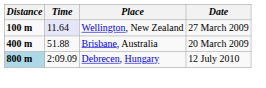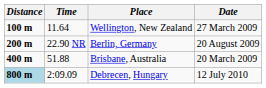(58, 28) lavender background -> (58, 28) no background
+ row: (123, 43)
